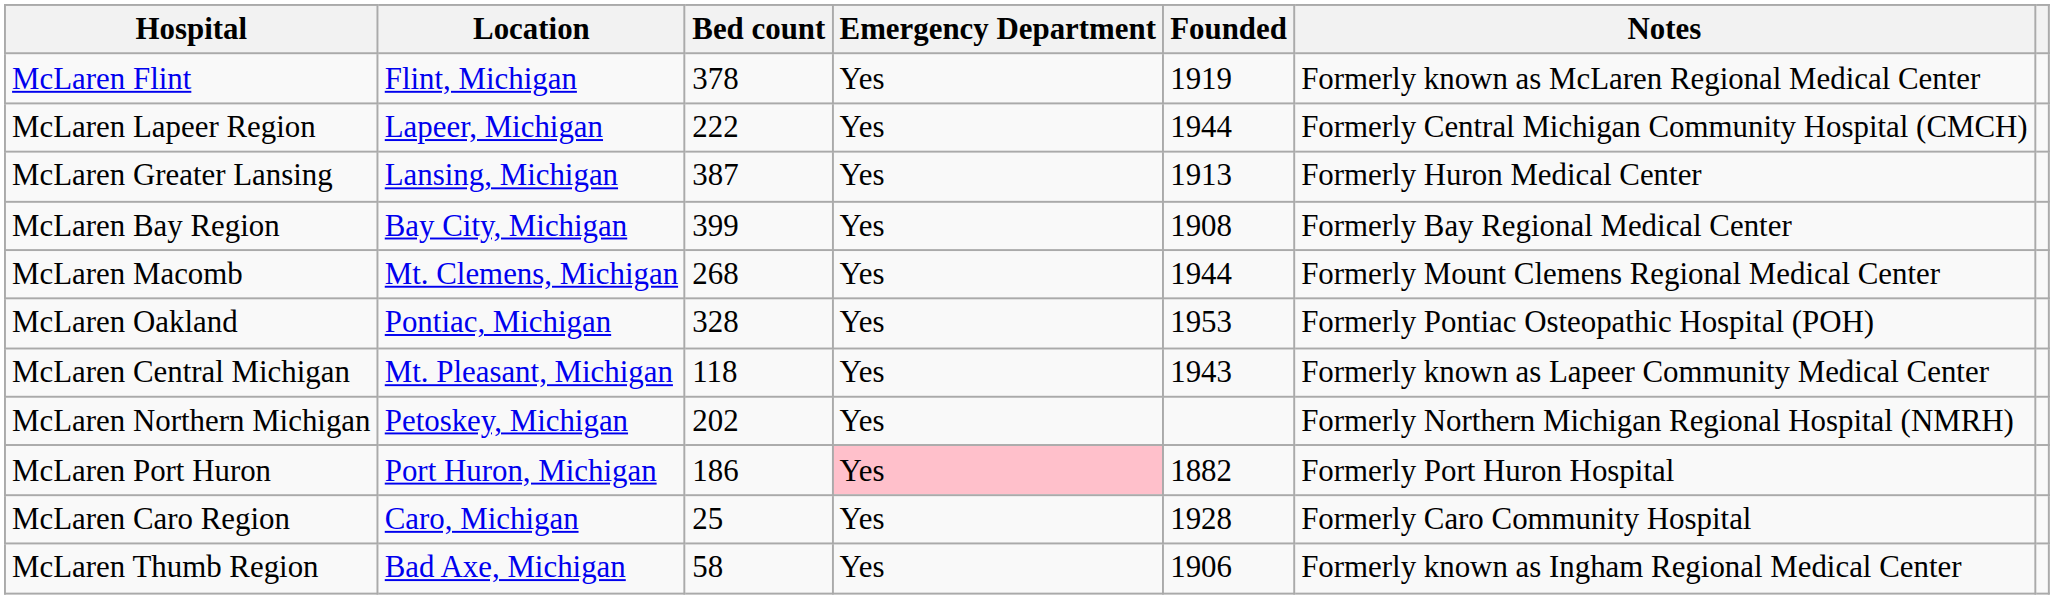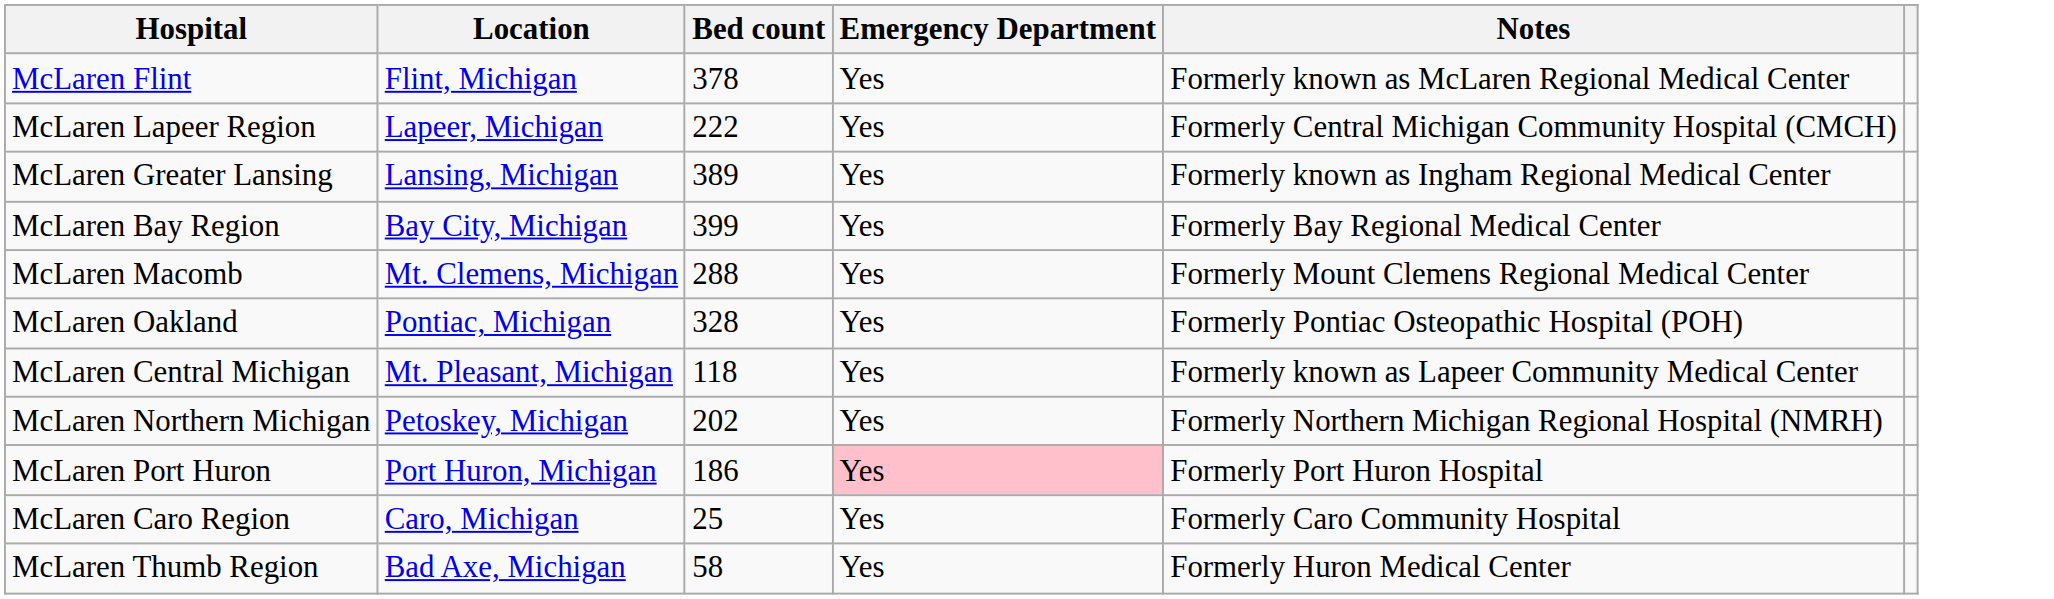- column: (1229, 28)
(715, 175) 387 -> (715, 175) 389
(1501, 175) Formerly Huron Medical Center -> (1500, 175) Formerly known as Ingham Regional Medical Center
(715, 273) 268 -> (715, 273) 288
(1631, 567) Formerly known as Ingham Regional Medical Center -> (1370, 567) Formerly Huron Medical Center
